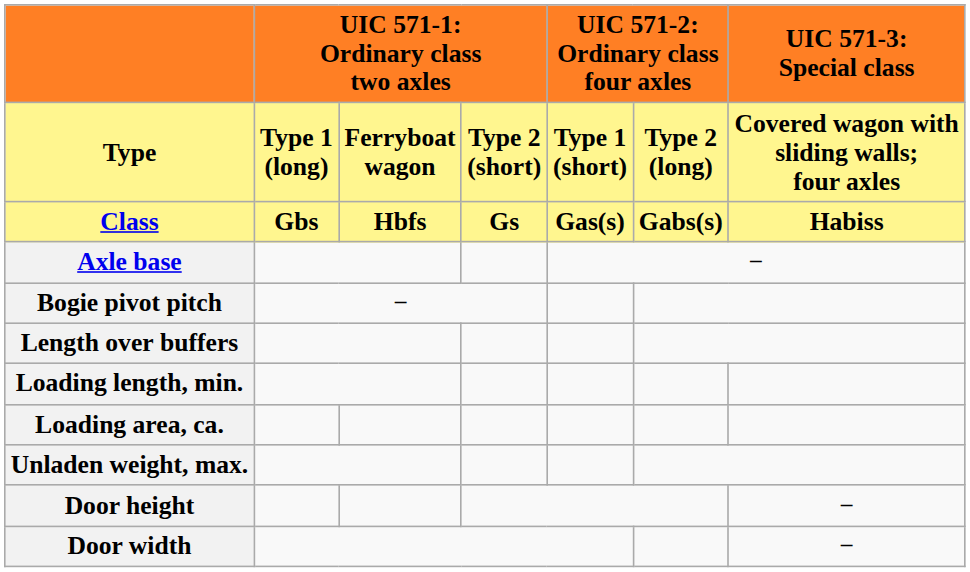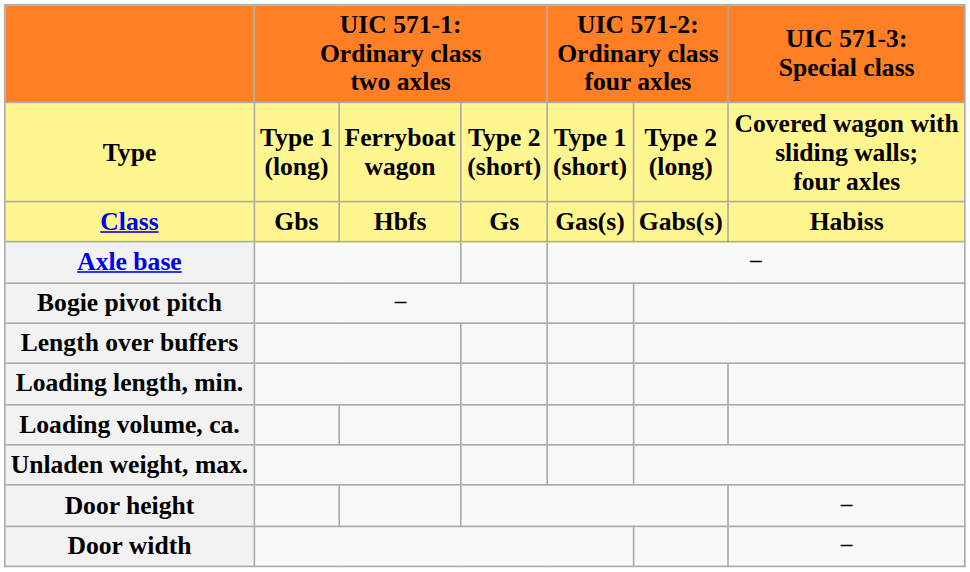- row: (129, 424)
+ row: (129, 424)
